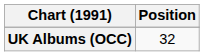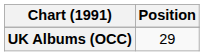(167, 39) 32 -> (167, 39) 29
